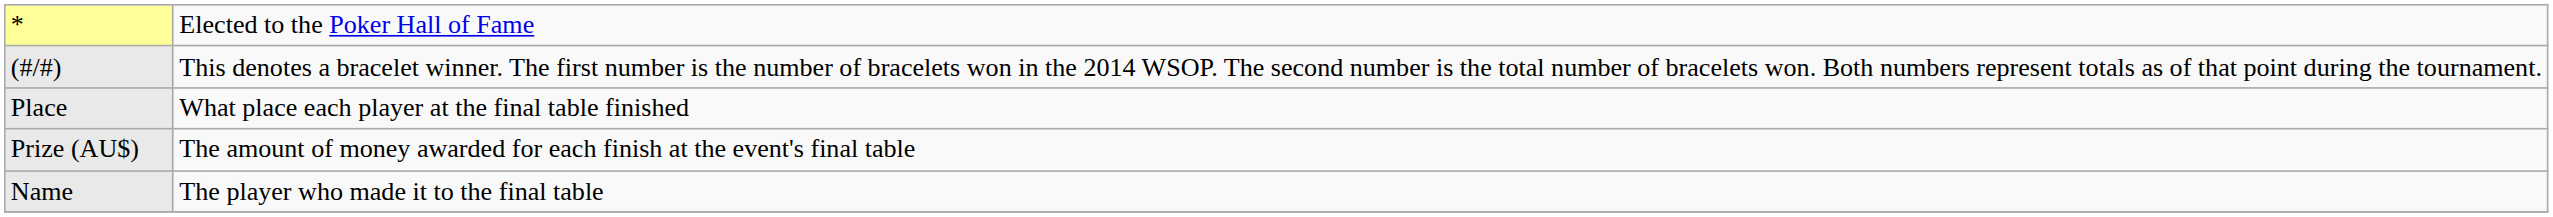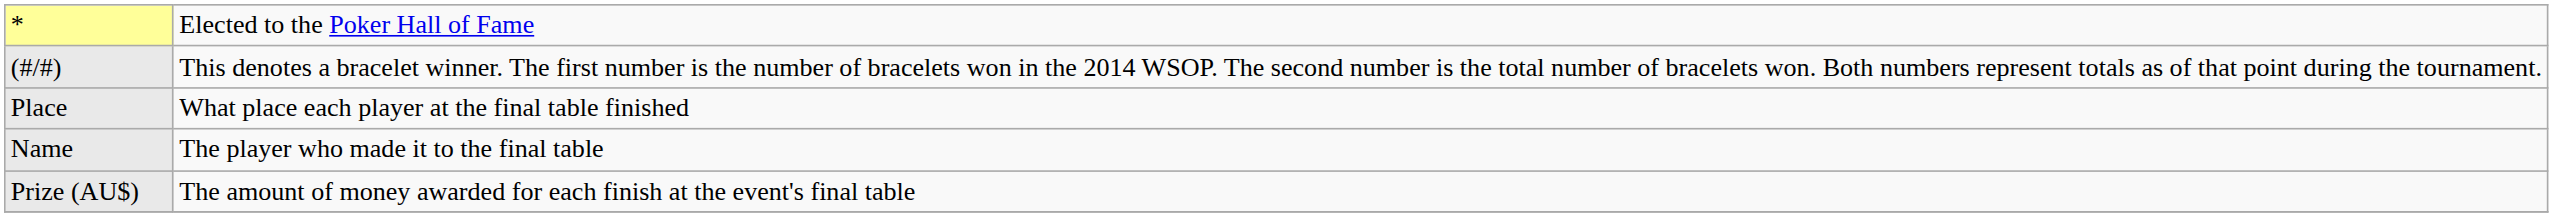rows swapped: (42, 190) <-> (75, 149)
